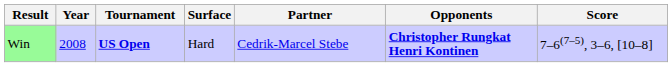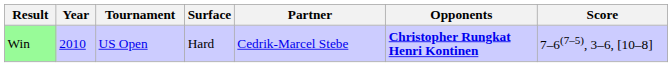(73, 43) 2008 -> (73, 43) 2010
(124, 43) bold -> (123, 43) normal
